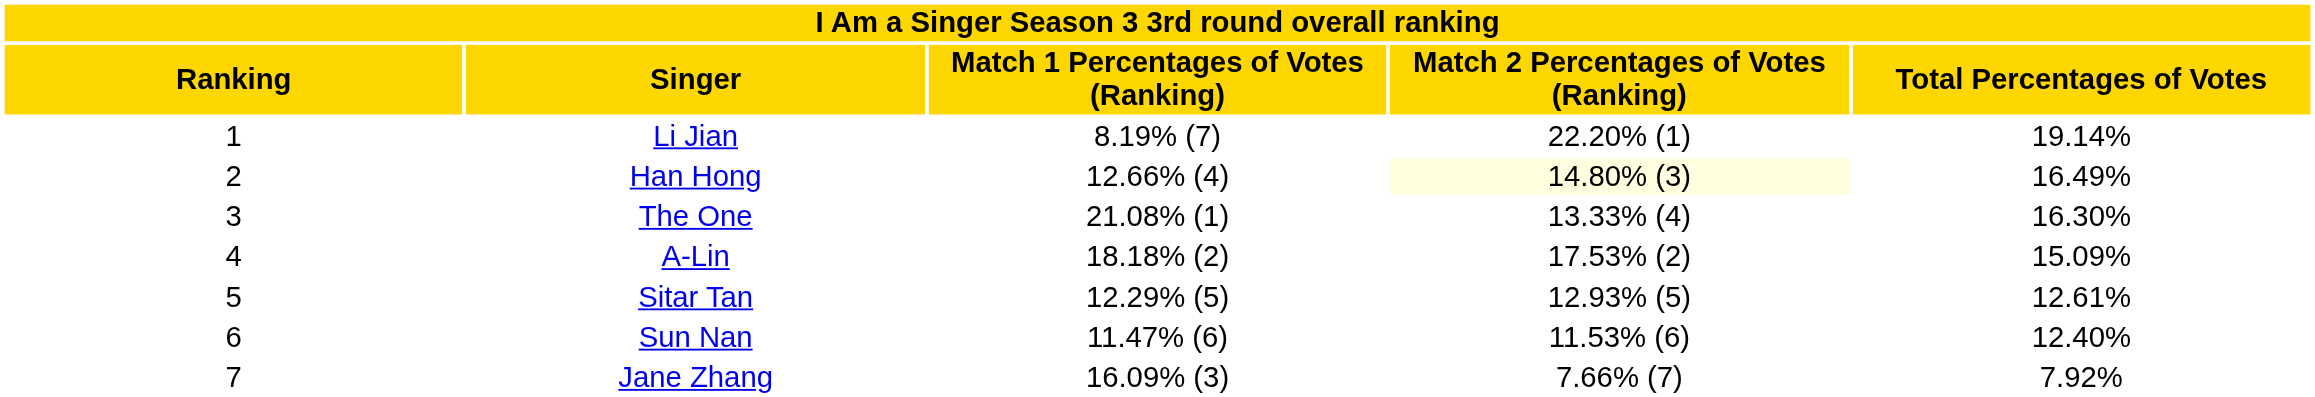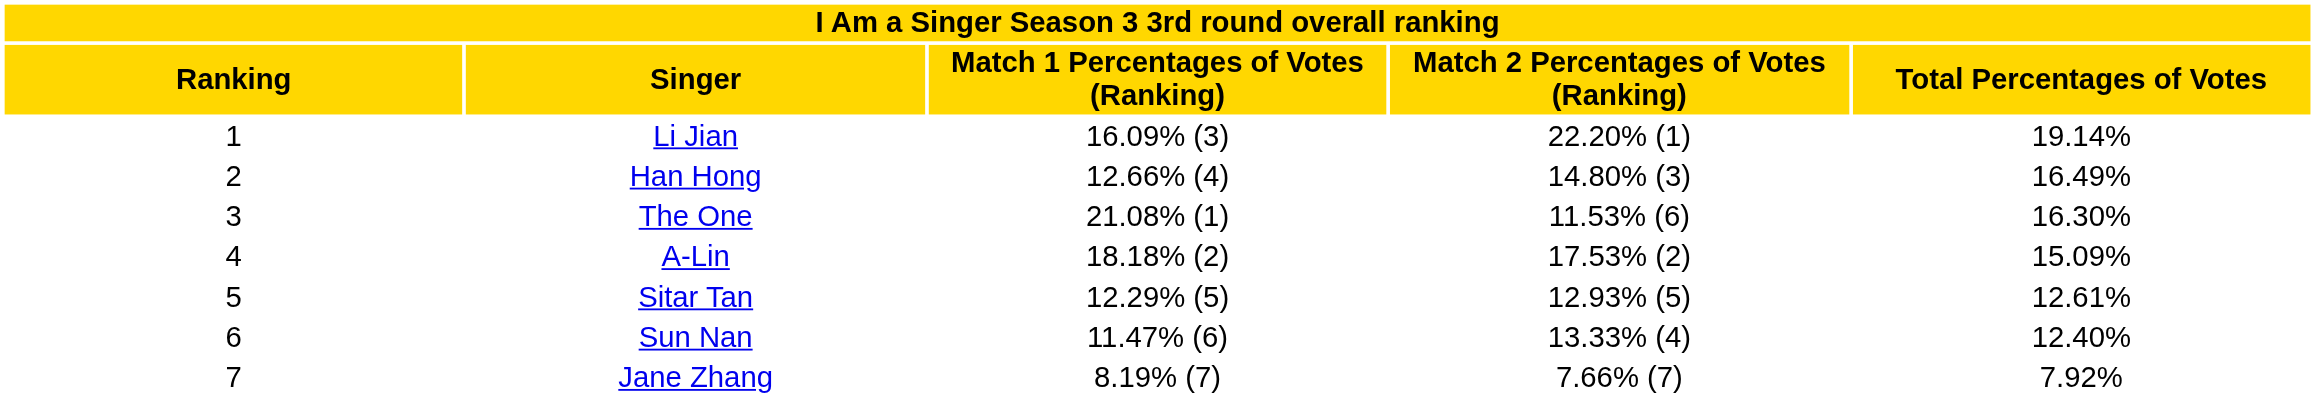(1158, 136) 8.19% (7) -> (1158, 136) 16.09% (3)
(1619, 176) lightyellow background -> (1619, 176) no background
(1619, 216) 13.33% (4) -> (1619, 216) 11.53% (6)
(1619, 337) 11.53% (6) -> (1619, 337) 13.33% (4)
(1158, 377) 16.09% (3) -> (1158, 377) 8.19% (7)
